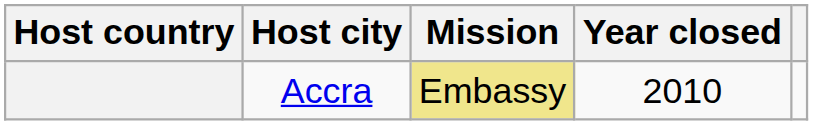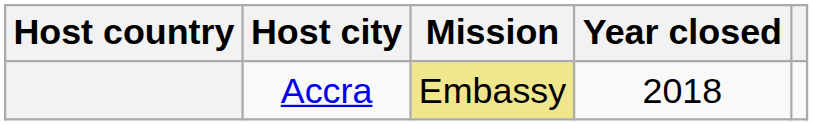(682, 89) 2010 -> (682, 89) 2018
